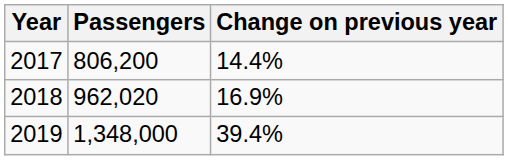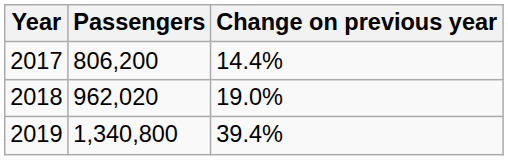(250, 97) 16.9% -> (250, 97) 19.0%
(126, 135) 1,348,000 -> (126, 135) 1,340,800
